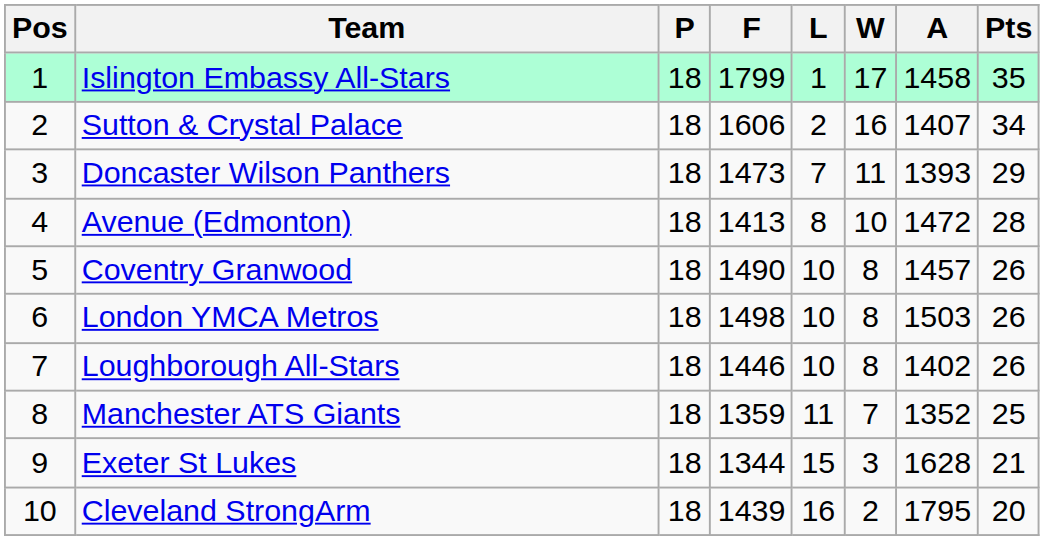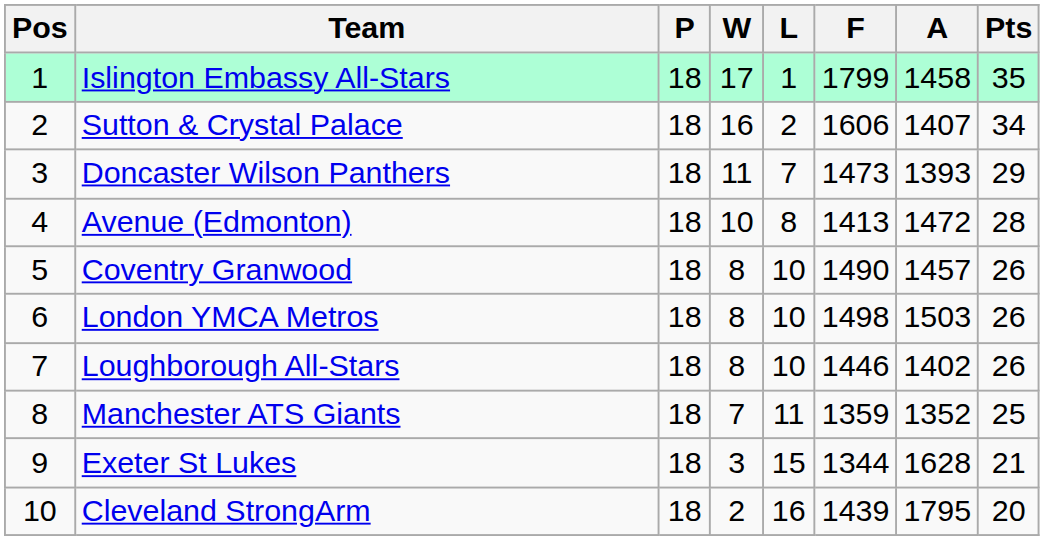columns swapped: (870, 28) <-> (752, 28)
